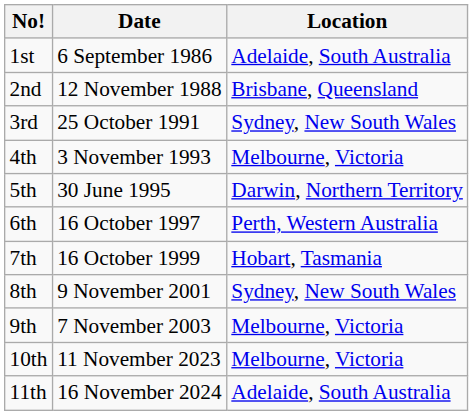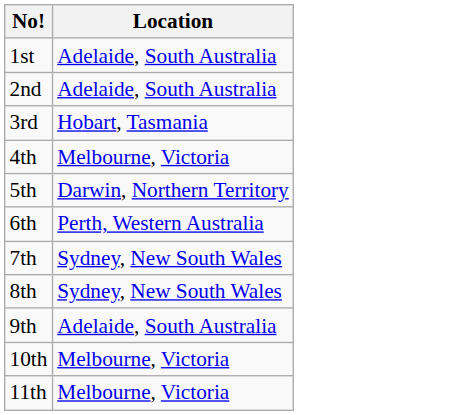- column: (139, 21)
(325, 88) Brisbane, Queensland -> (167, 88) Adelaide, South Australia
(344, 122) Sydney, New South Wales -> (133, 122) Hobart, Tasmania
(307, 257) Hobart, Tasmania -> (170, 257) Sydney, New South Wales
(317, 325) Melbourne, Victoria -> (167, 325) Adelaide, South Australia
(341, 392) Adelaide, South Australia -> (143, 392) Melbourne, Victoria
